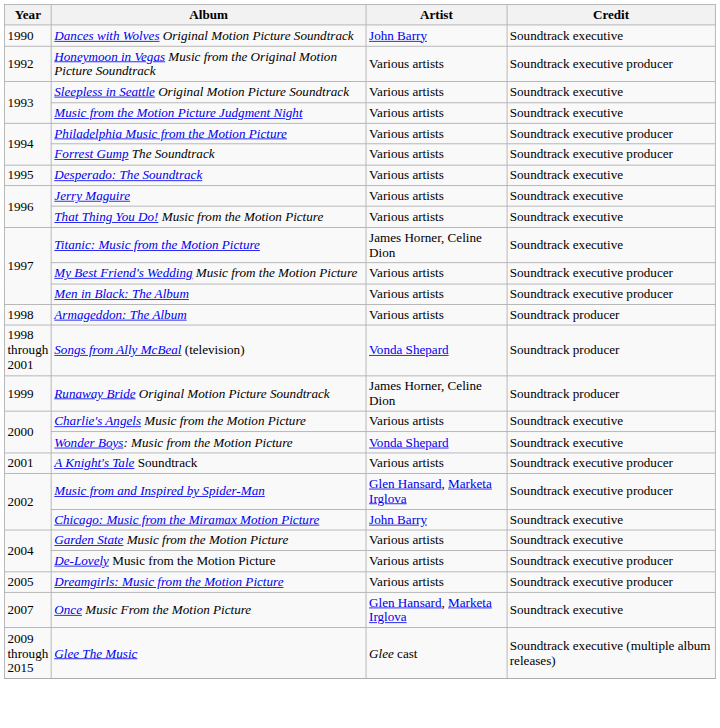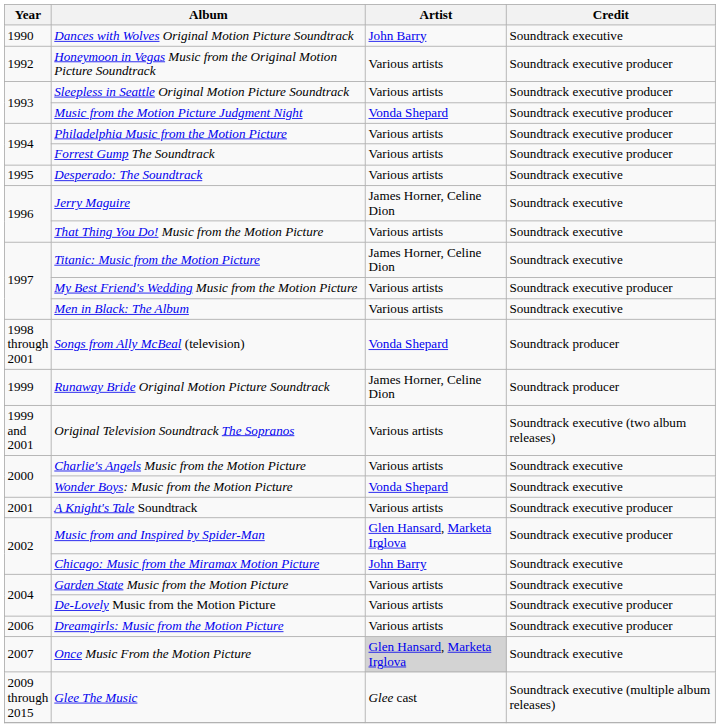(566, 92) Soundtrack executive -> (591, 92) Soundtrack executive producer
(406, 112) Various artists -> (408, 112) Vonda Shepard
(566, 112) Soundtrack executive -> (591, 112) Soundtrack executive producer
(406, 196) Various artists -> (425, 203) James Horner, Celine Dion
(591, 294) Soundtrack executive producer -> (566, 308) Soundtrack executive
- row: (121, 314)
+ row: (174, 430)
(21, 582) 2005 -> (21, 626) 2006
(430, 610) no background -> (430, 654) lightgrey background
